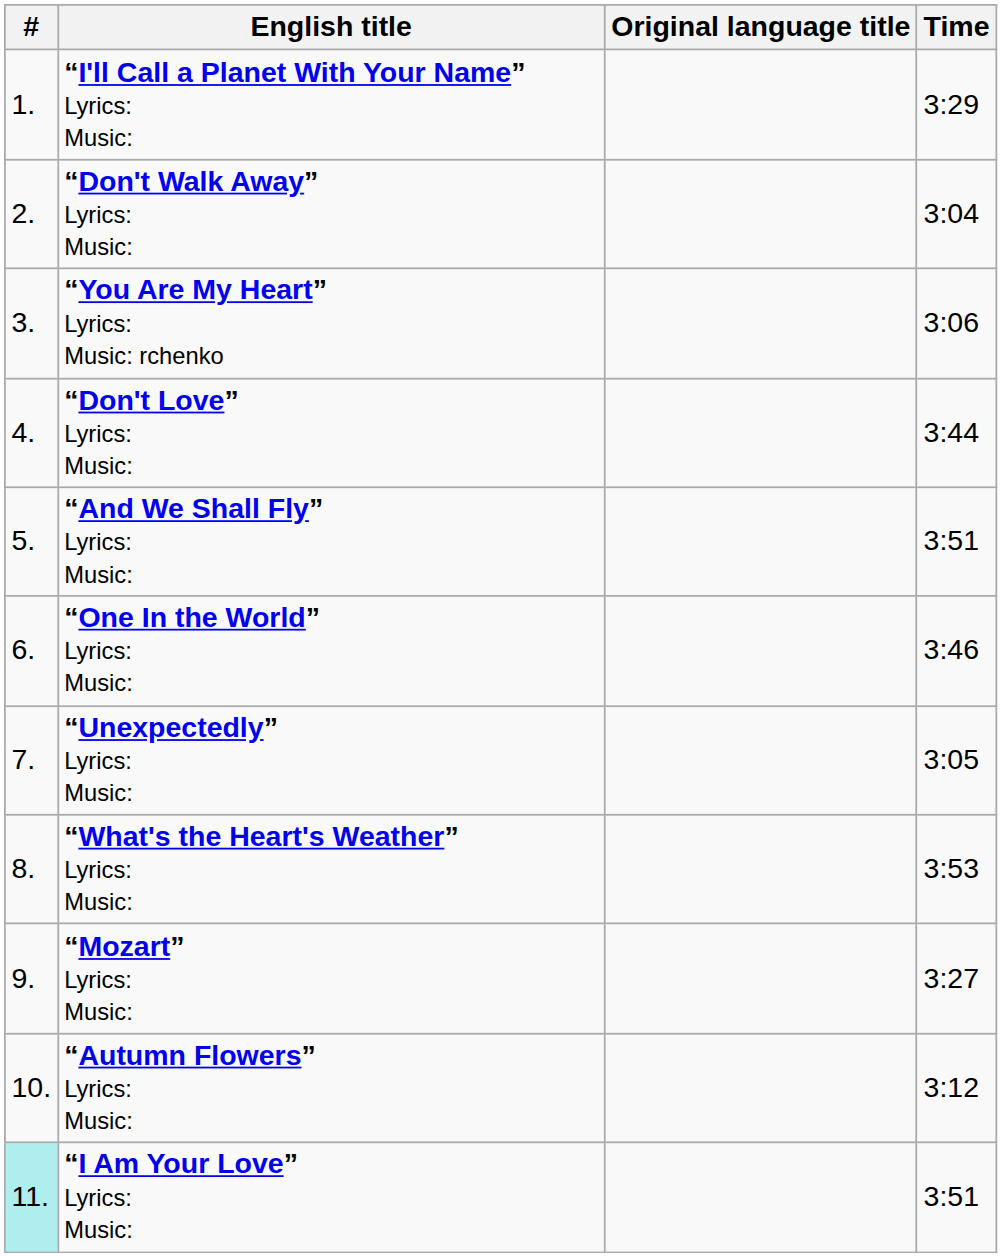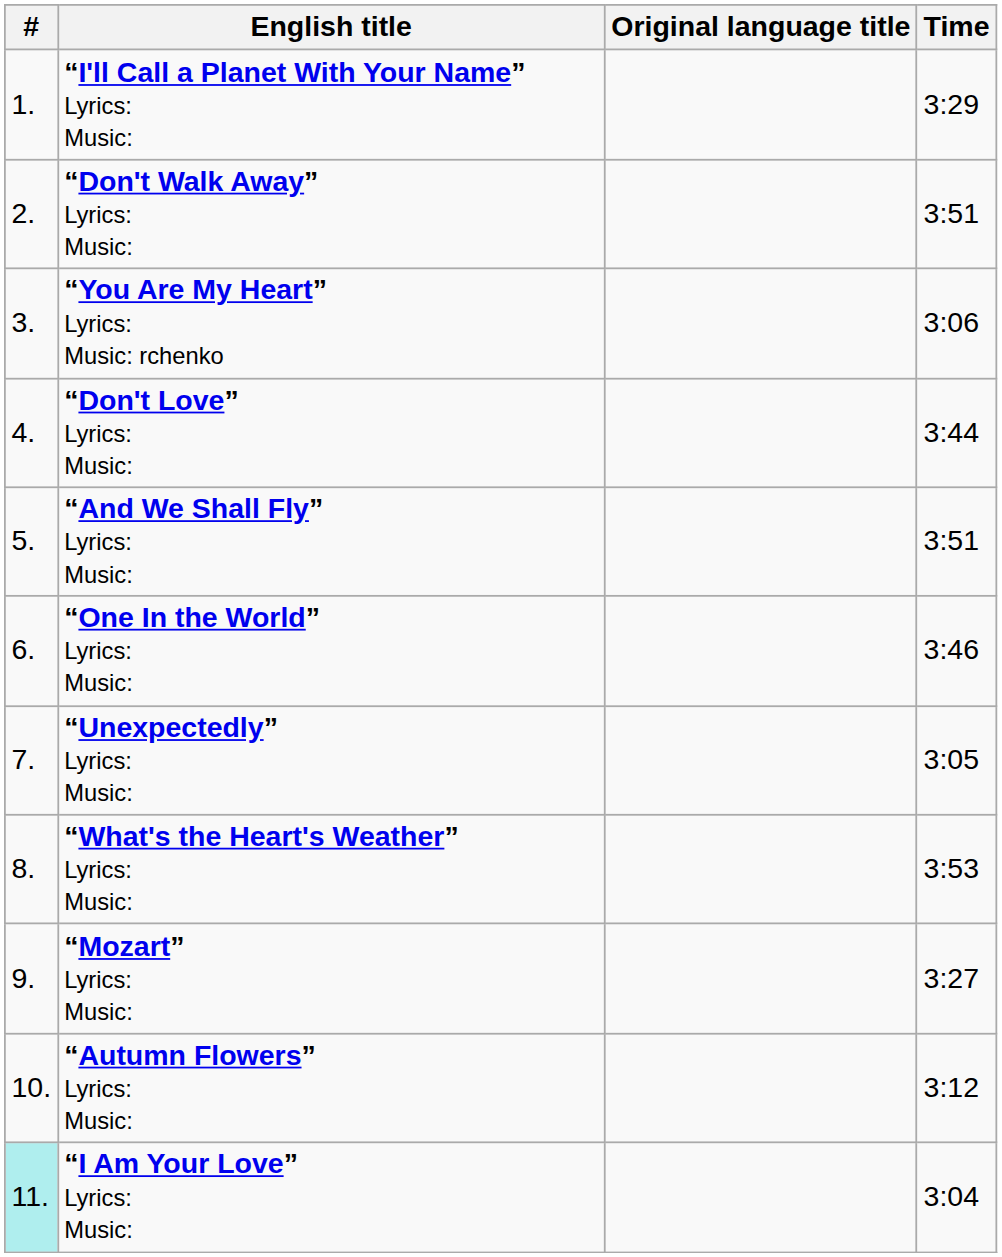(951, 213) 3:04 -> (951, 213) 3:51
(951, 1196) 3:51 -> (951, 1196) 3:04
